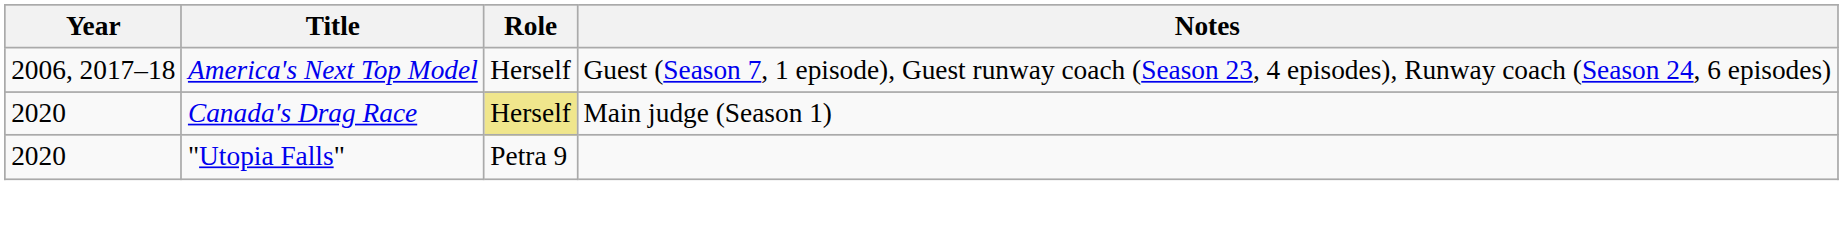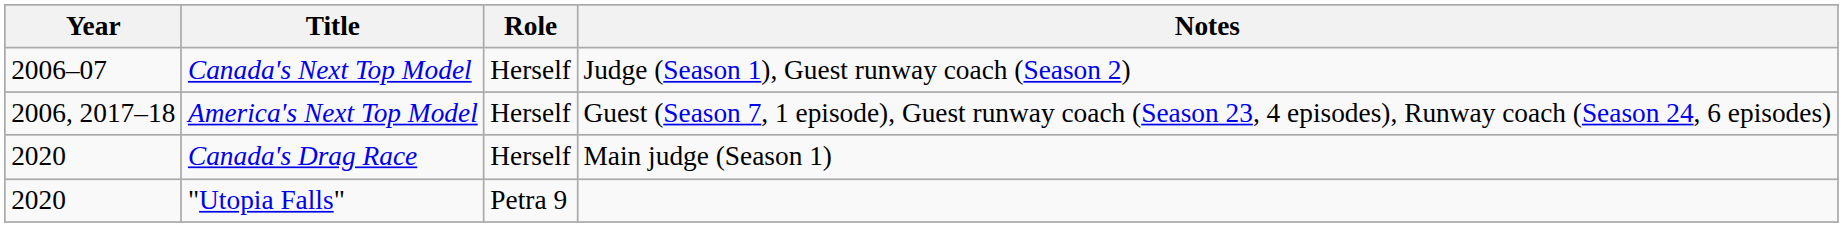+ row: (330, 69)
(531, 112) khaki background -> (531, 156) no background
